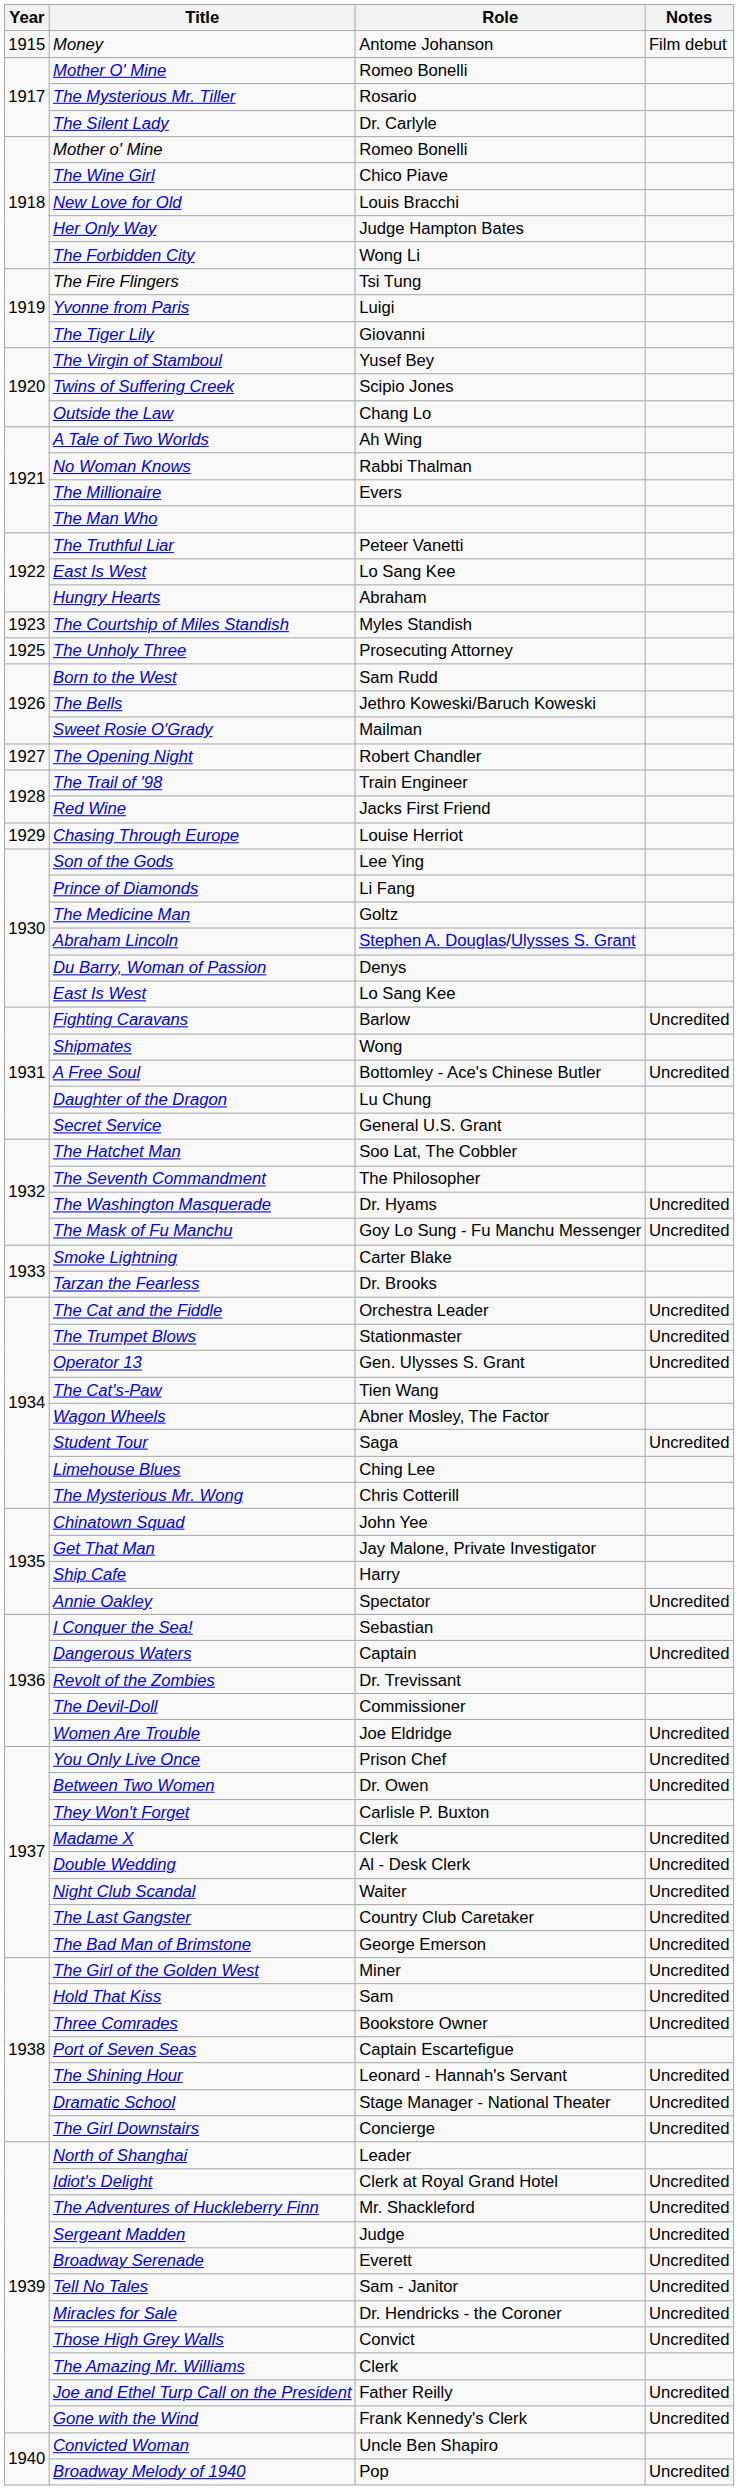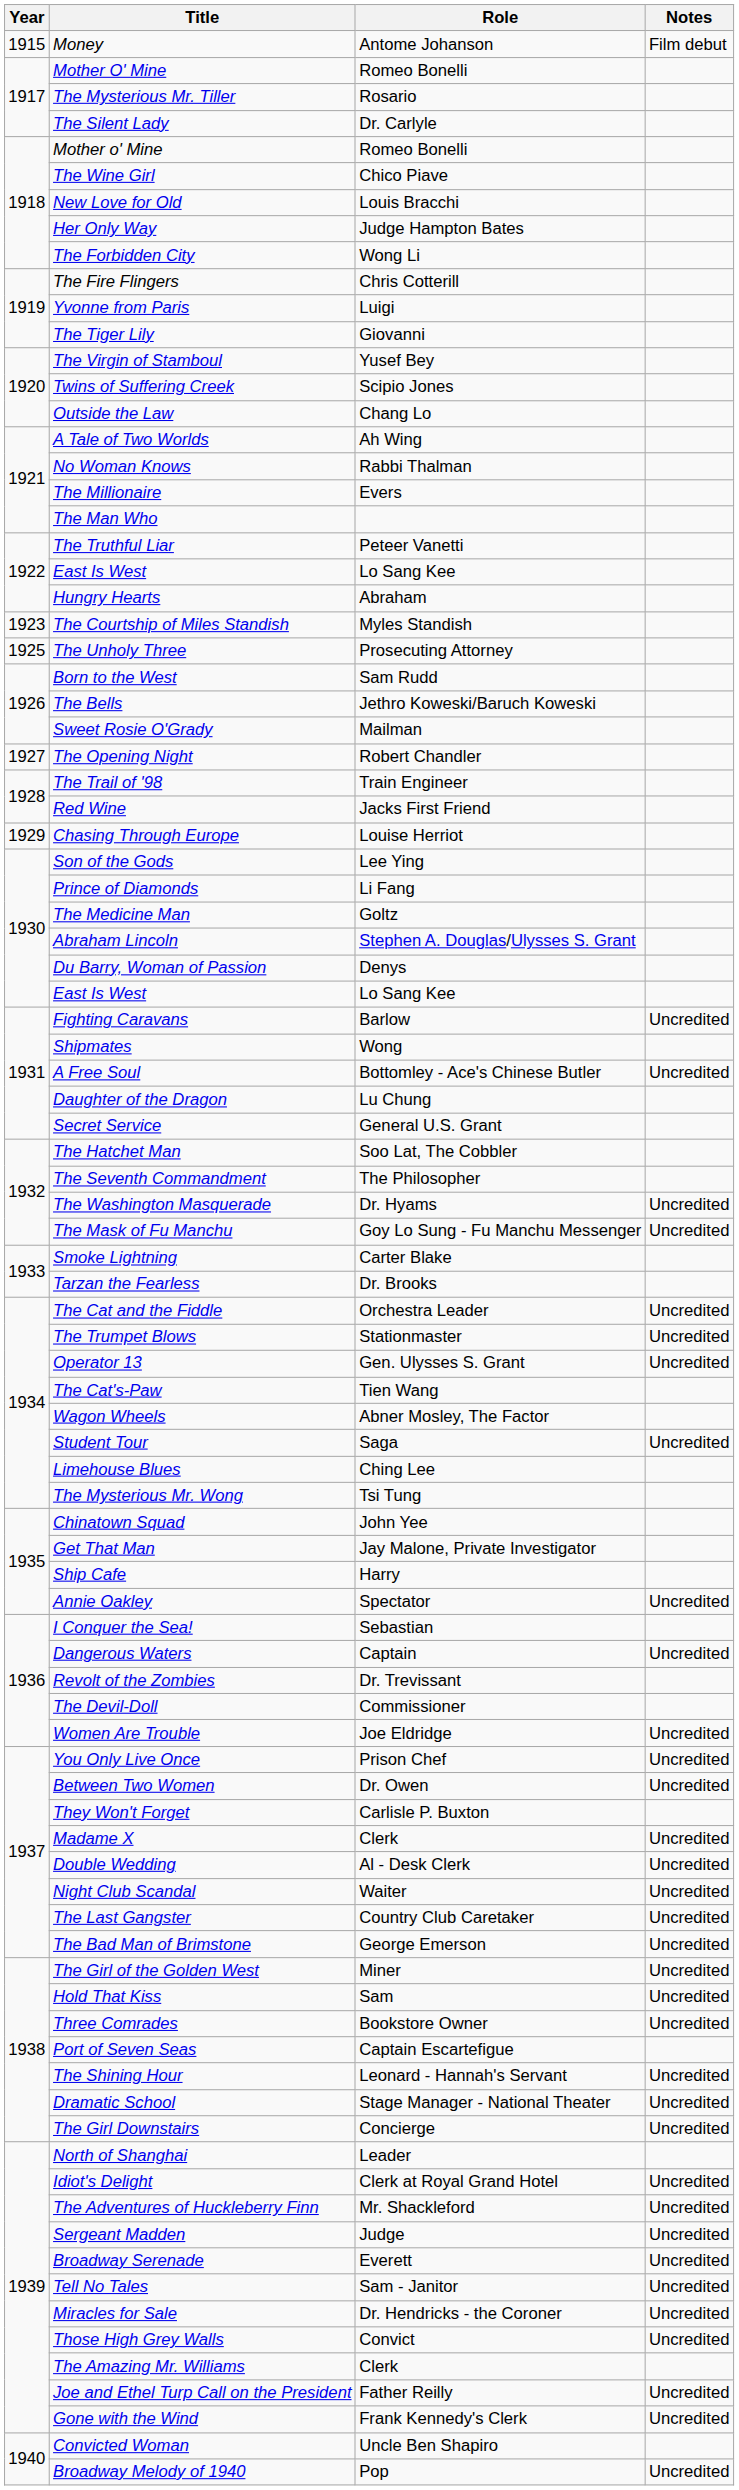(390, 281) Tsi Tung -> (409, 281) Chris Cotterill
(409, 1495) Chris Cotterill -> (390, 1495) Tsi Tung
